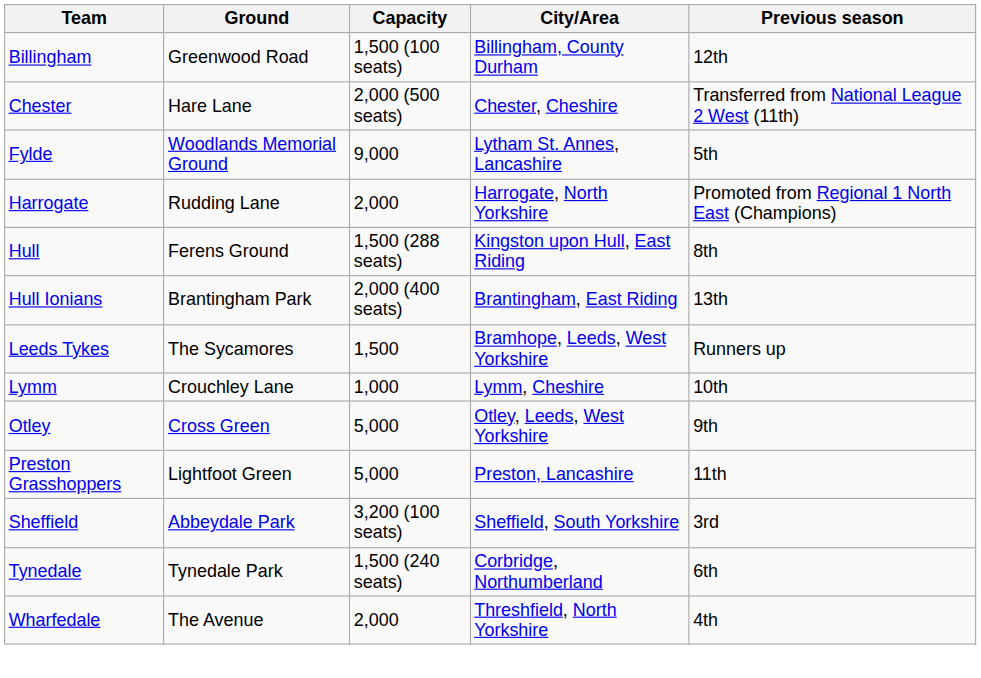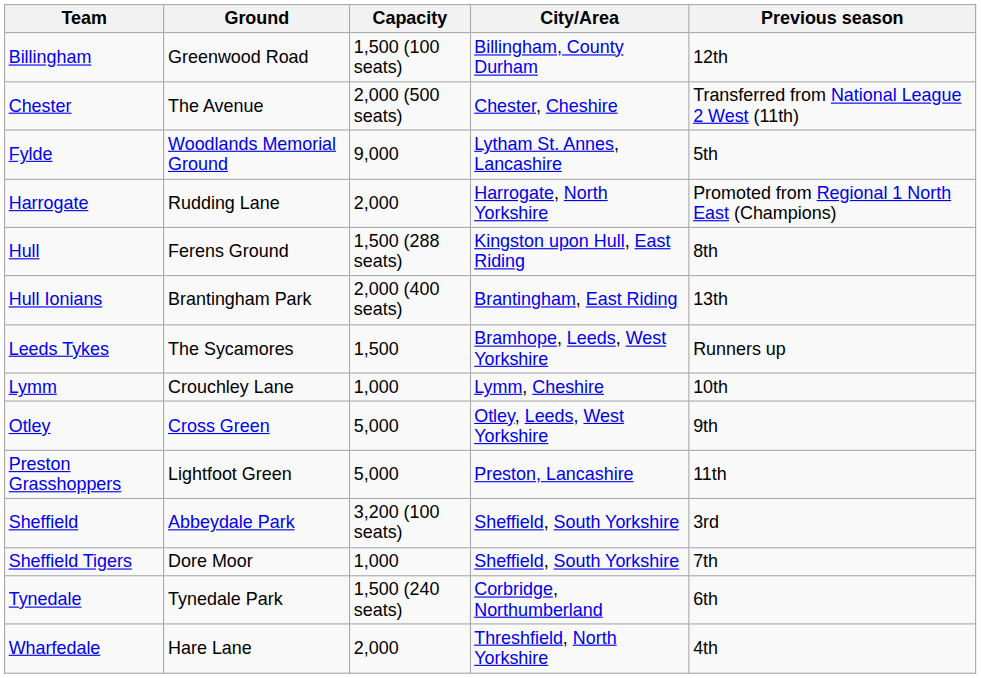(210, 105) Hare Lane -> (216, 105) The Avenue
+ row: (70, 561)
(216, 620) The Avenue -> (210, 648) Hare Lane
